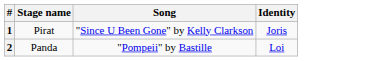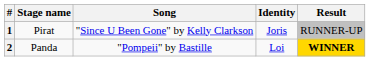+ column: (331, 13)
